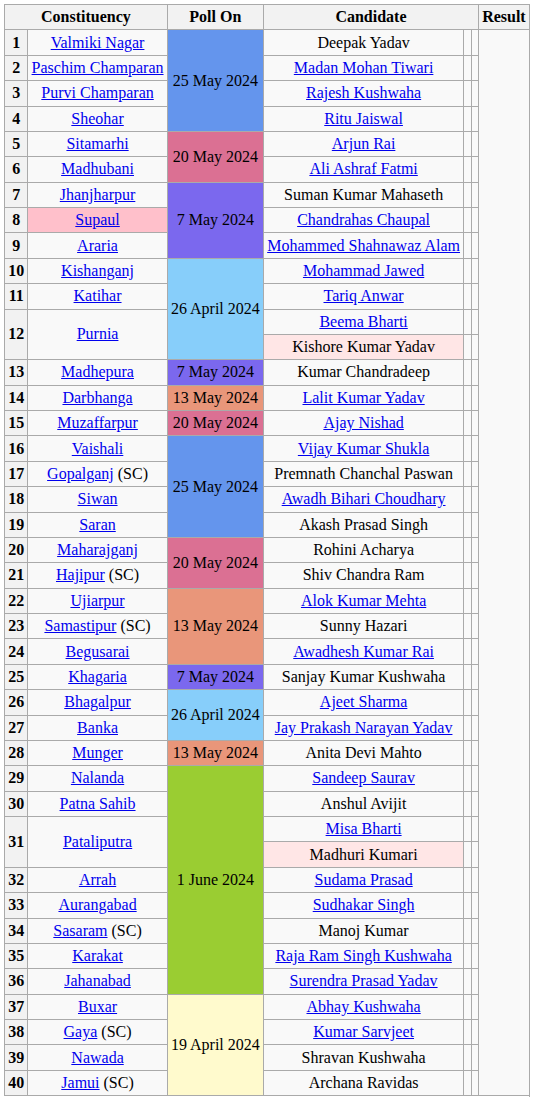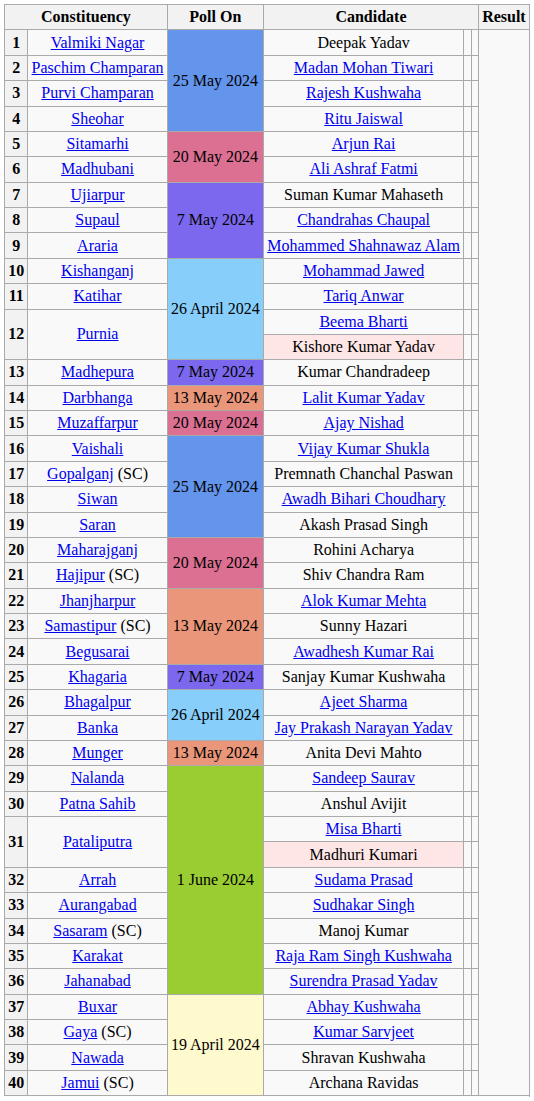(98, 194) Jhanjharpur -> (98, 194) Ujiarpur
(98, 220) pink background -> (98, 220) no background
(98, 600) Ujiarpur -> (98, 600) Jhanjharpur
